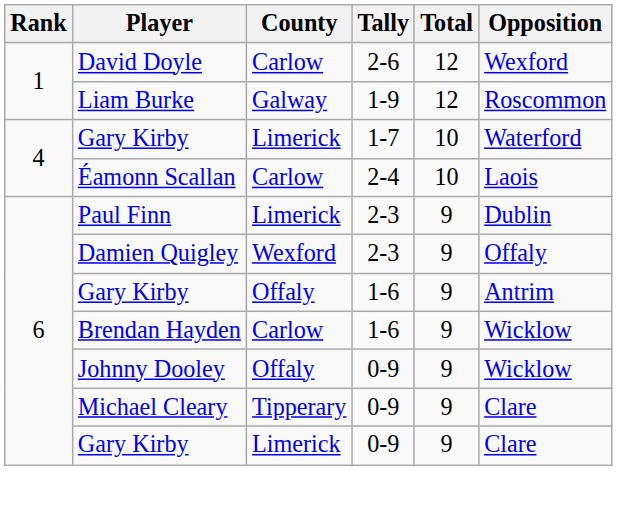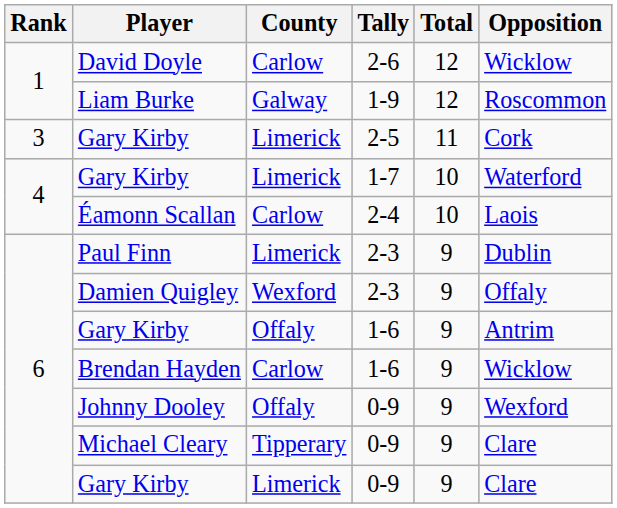(526, 61) Wexford -> (528, 61) Wicklow
+ row: (133, 138)
(528, 368) Wicklow -> (526, 406) Wexford
